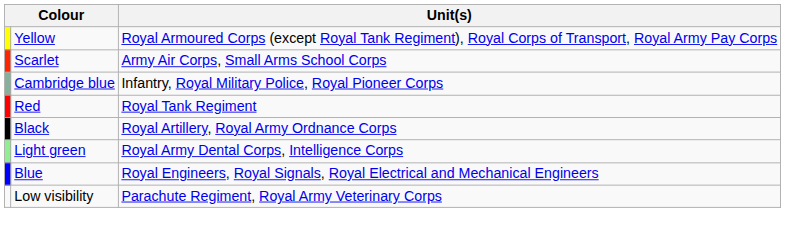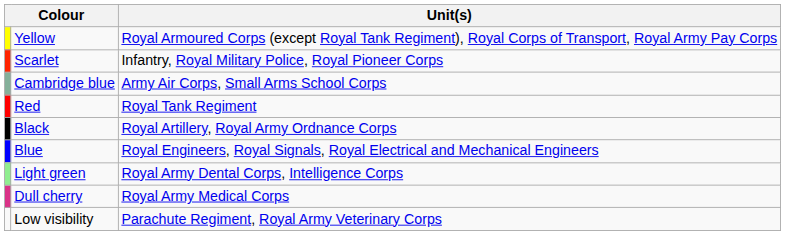(254, 60) Army Air Corps, Small Arms School Corps -> (282, 60) Infantry, Royal Military Police, Royal Pioneer Corps
(282, 83) Infantry, Royal Military Police, Royal Pioneer Corps -> (254, 83) Army Air Corps, Small Arms School Corps
rows swapped: (50, 151) <-> (29, 173)
+ row: (48, 196)
